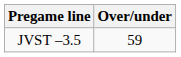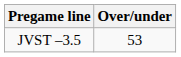(135, 39) 59 -> (135, 39) 53
